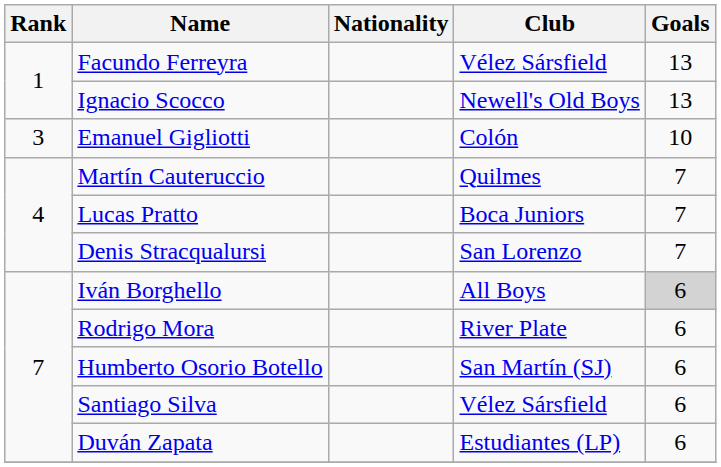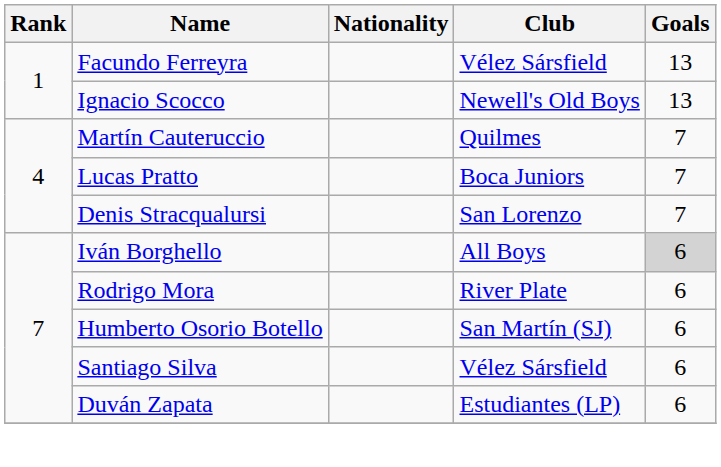- row: (164, 137)
